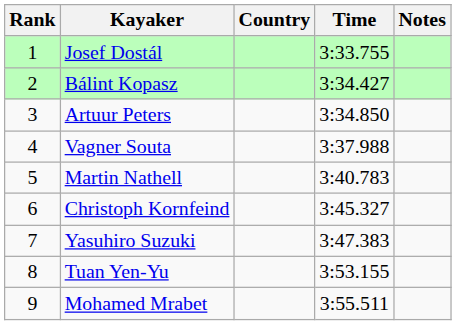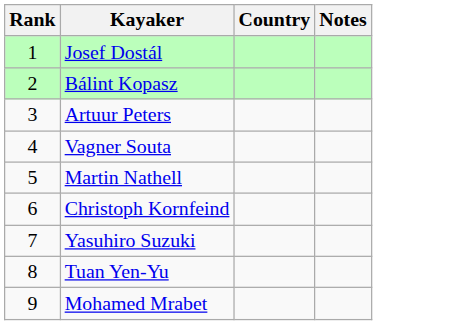- column: (354, 20)
